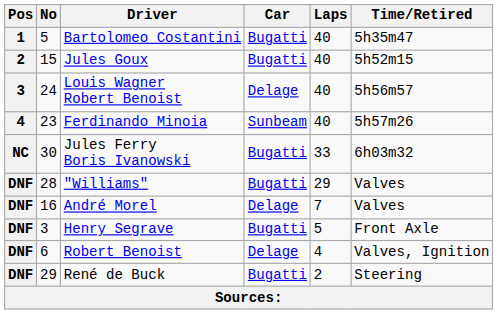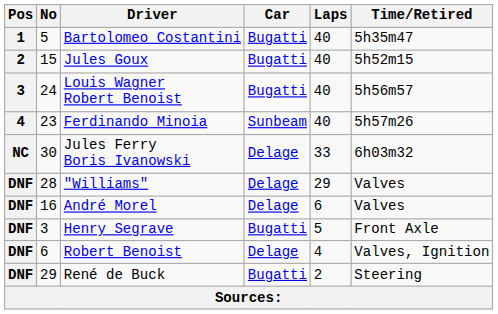(273, 92) Delage -> (277, 92) Bugatti
(277, 154) Bugatti -> (273, 154) Delage
(277, 185) Bugatti -> (273, 185) Delage
(318, 207) 7 -> (318, 207) 6
